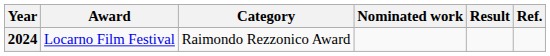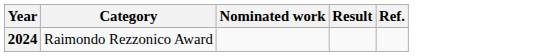- column: (109, 16)
